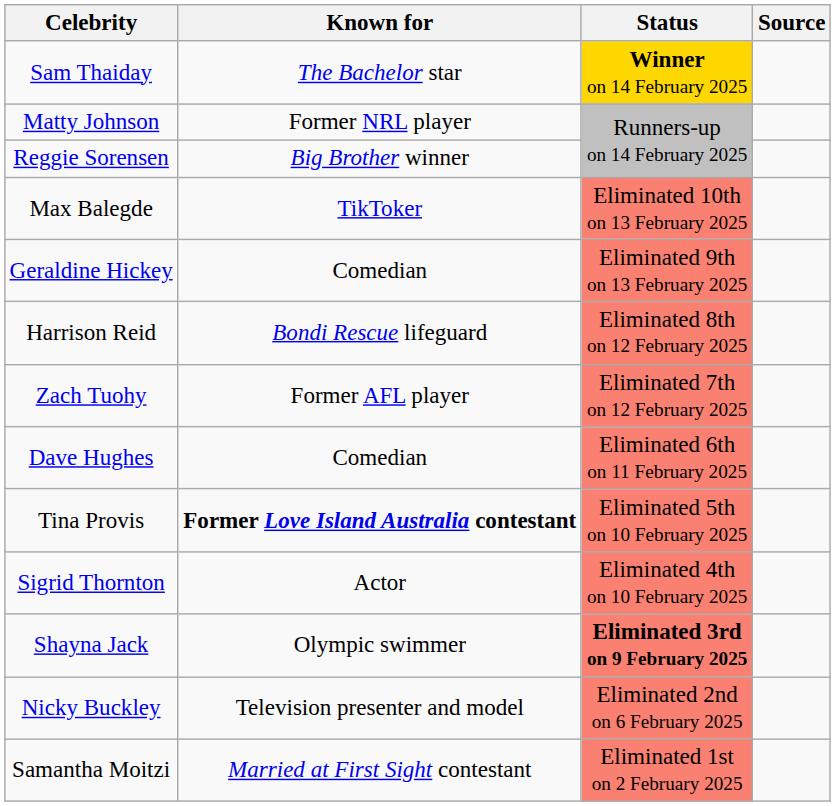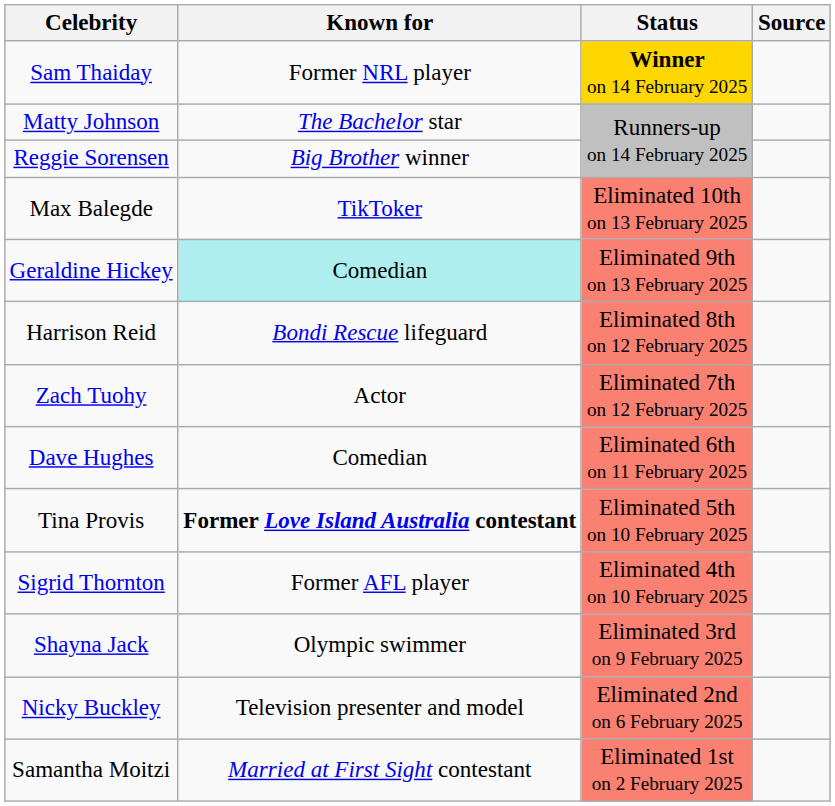(380, 72) The Bachelor star -> (380, 72) Former NRL player
(380, 121) Former NRL player -> (380, 121) The Bachelor star
(380, 270) no background -> (380, 270) paleturquoise background
(380, 395) Former AFL player -> (380, 395) Actor
(380, 582) Actor -> (380, 582) Former AFL player
(667, 645) bold -> (667, 645) normal
